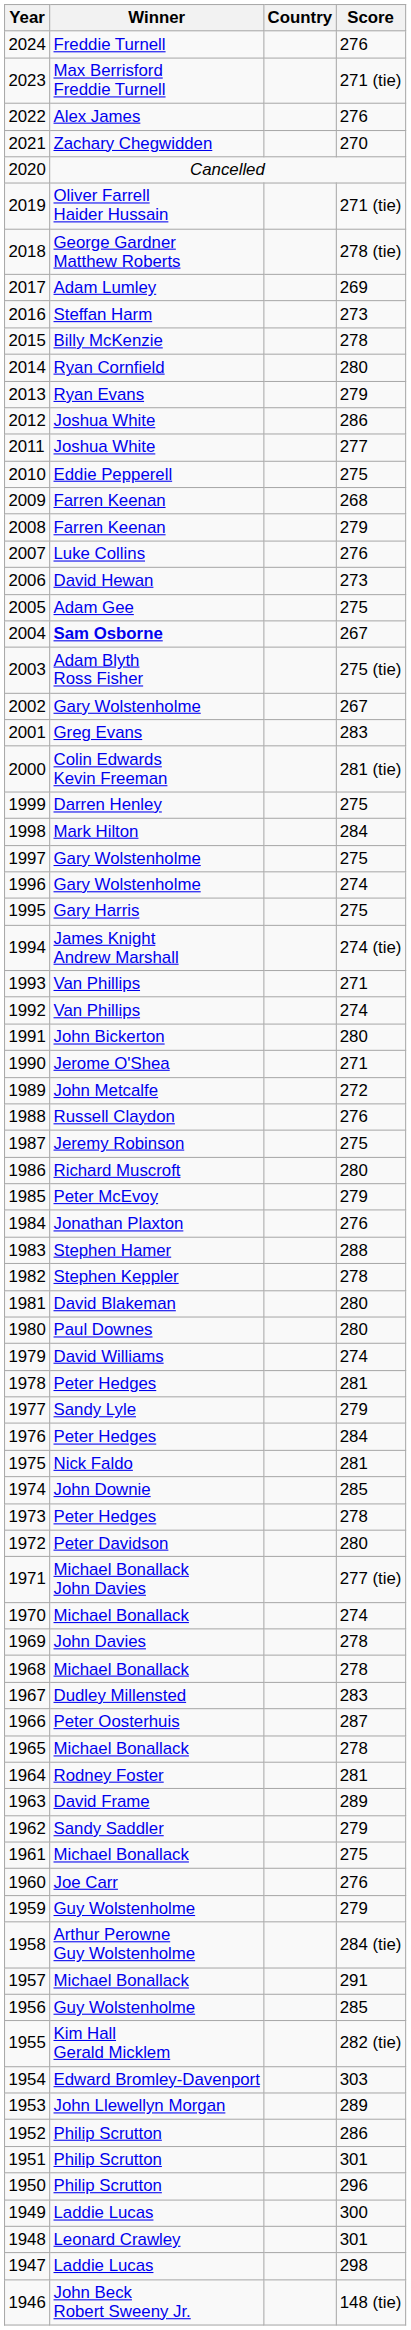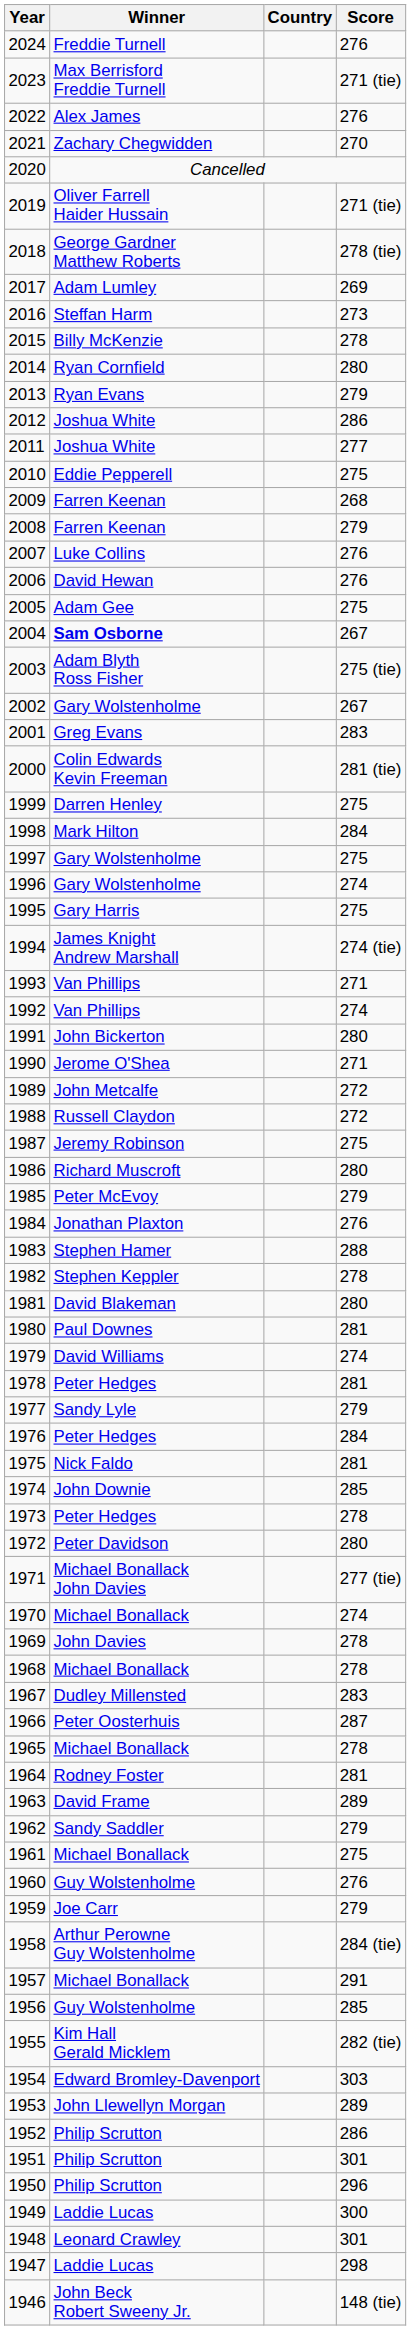(354, 580) 273 -> (354, 580) 276
(354, 1117) 276 -> (354, 1117) 272
(354, 1330) 280 -> (354, 1330) 281
(86, 1881) Joe Carr -> (124, 1881) Guy Wolstenholme
(124, 1908) Guy Wolstenholme -> (86, 1908) Joe Carr
